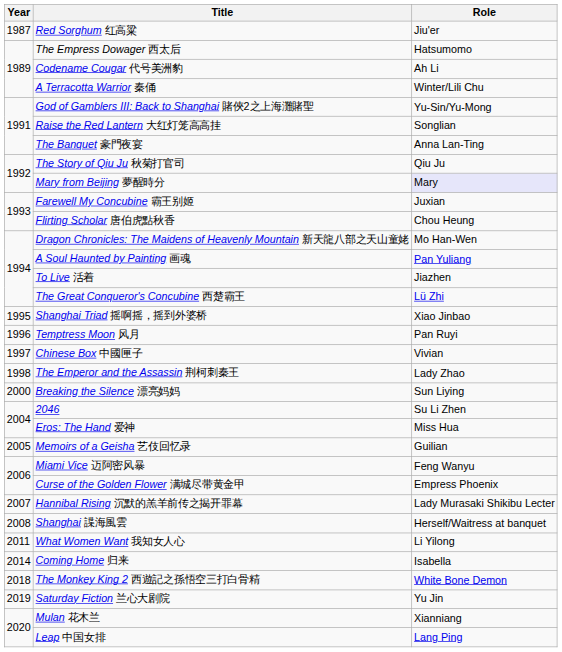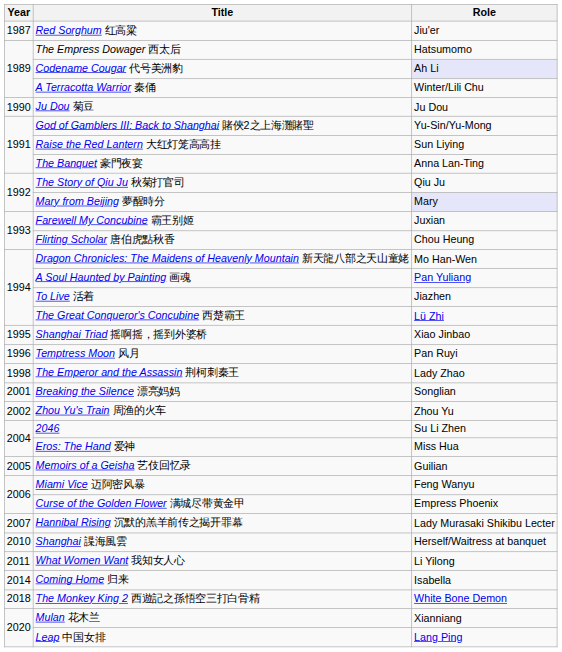(426, 69) no background -> (426, 69) lavender background
+ row: (65, 106)
(435, 126) Songlian -> (439, 145) Sun Liying
- row: (89, 353)
(19, 392) 2000 -> (19, 392) 2001
(439, 392) Sun Liying -> (435, 392) Songlian
+ row: (101, 410)
(19, 523) 2008 -> (19, 542) 2010
- row: (103, 598)
